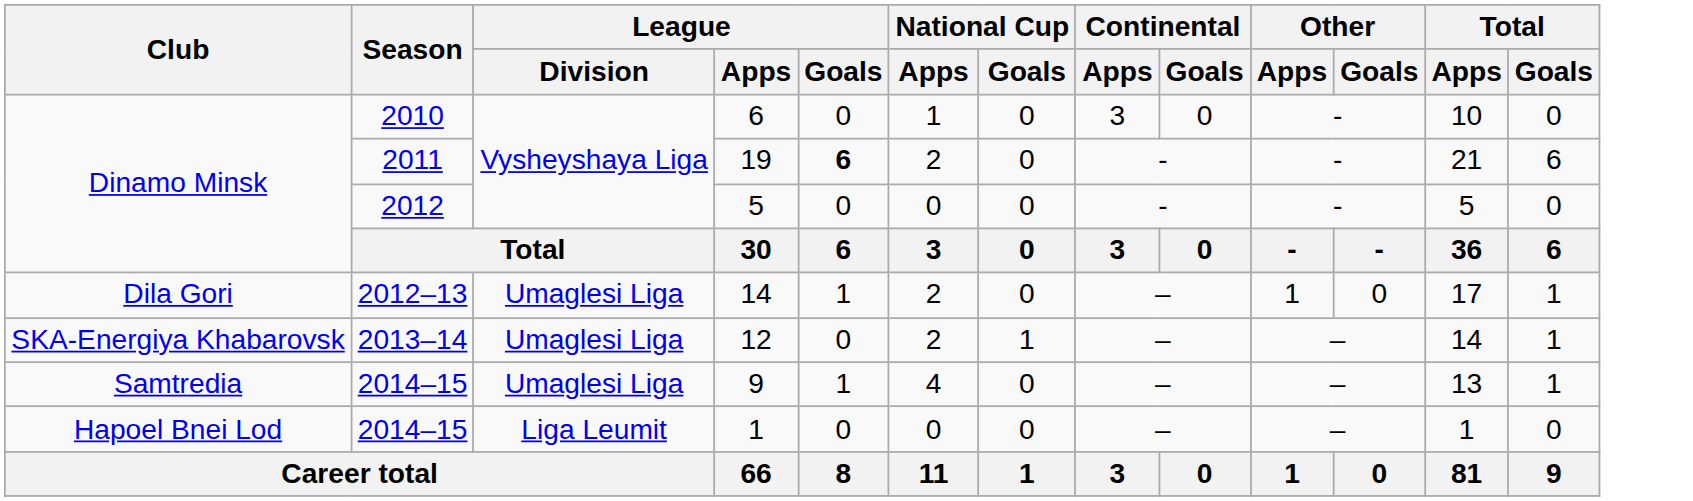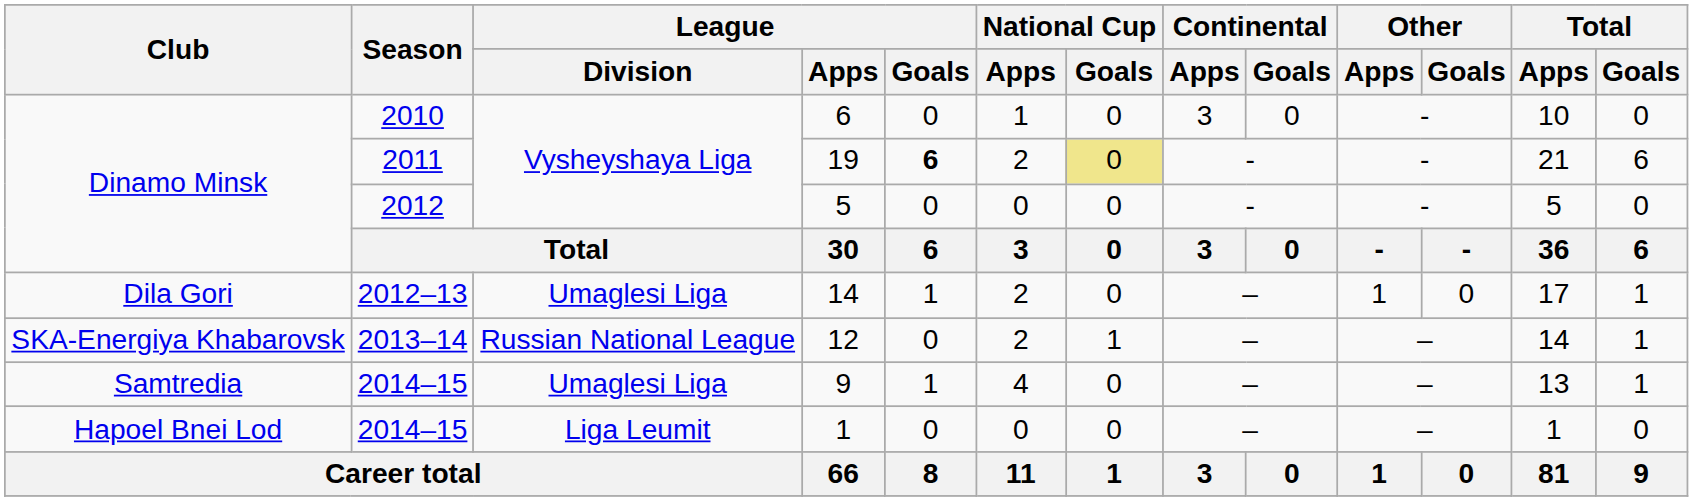(1027, 160) no background -> (1114, 160) khaki background
(594, 339) Umaglesi Liga -> (638, 339) Russian National League
